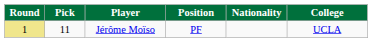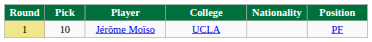columns swapped: (196, 12) <-> (327, 12)
(65, 29) 11 -> (65, 29) 10
